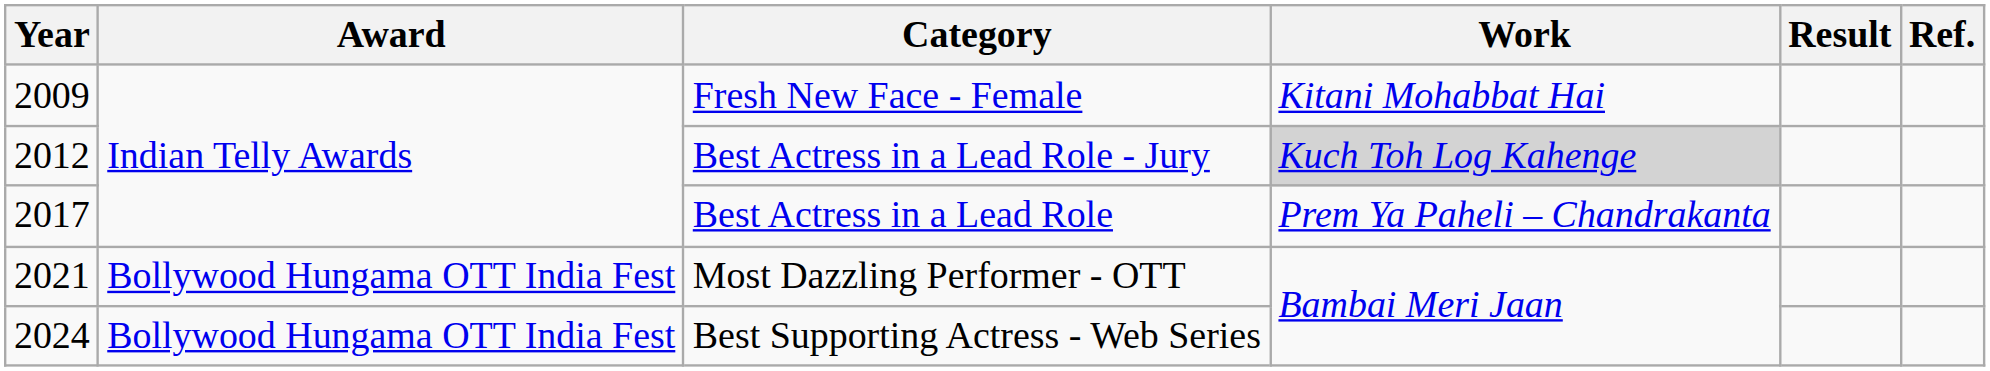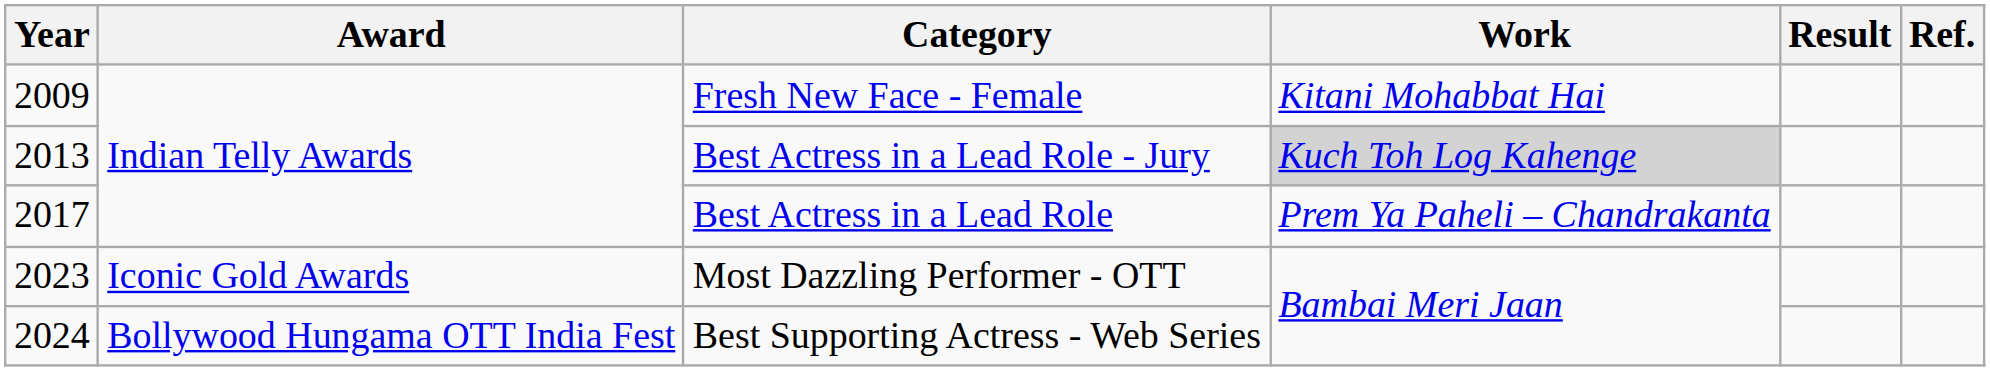(52, 154) 2012 -> (52, 154) 2013
(52, 275) 2021 -> (52, 275) 2023
(391, 275) Bollywood Hungama OTT India Fest -> (258, 275) Iconic Gold Awards
